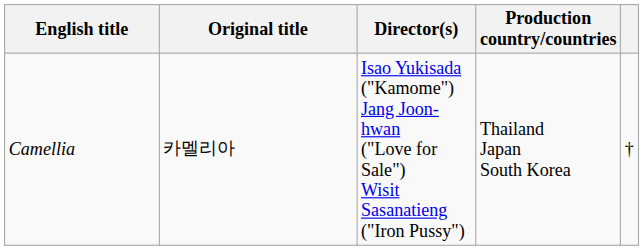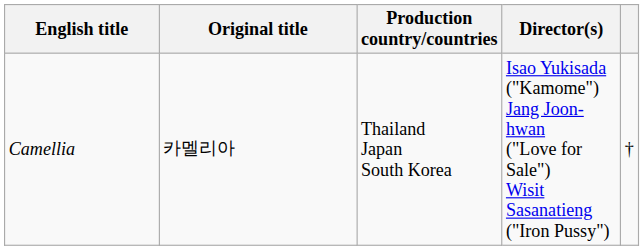columns swapped: (416, 29) <-> (548, 29)
